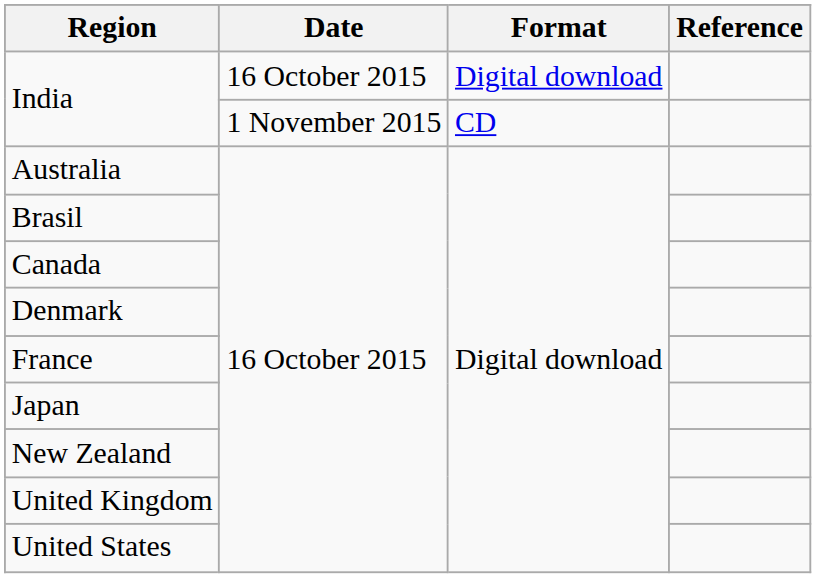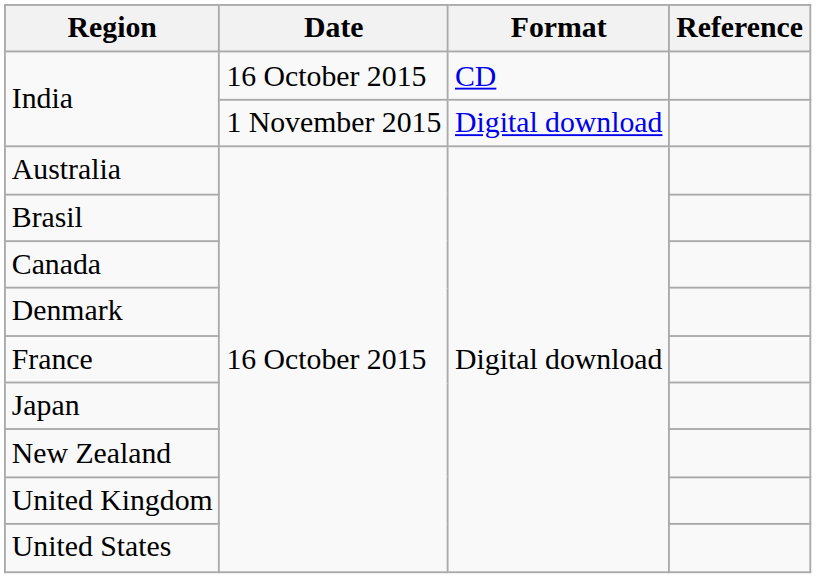(559, 75) Digital download -> (476, 75) CD
(476, 122) CD -> (559, 122) Digital download
